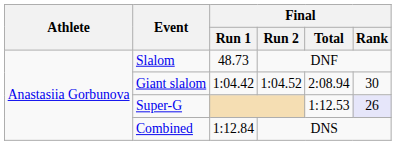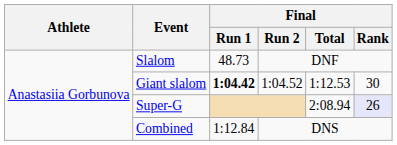(233, 83) normal -> (234, 83) bold
(329, 83) 2:08.94 -> (330, 83) 1:12.53
(329, 106) 1:12.53 -> (330, 106) 2:08.94
